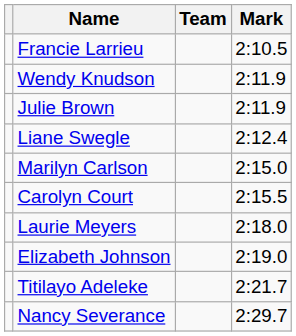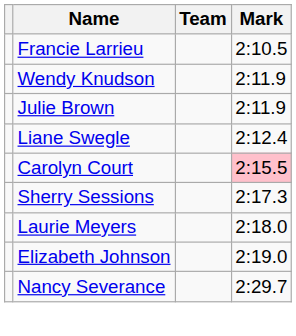- row: (83, 167)
(261, 197) no background -> (261, 167) pink background
+ row: (86, 197)
- row: (83, 286)
